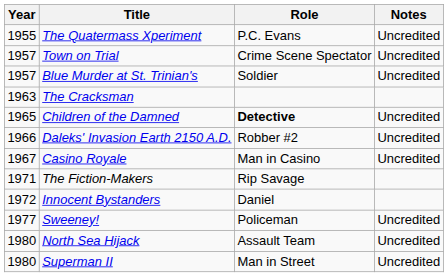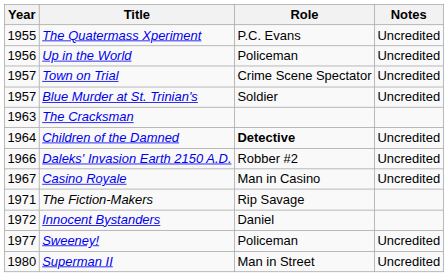+ row: (87, 55)
(22, 117) 1965 -> (22, 138) 1964
- row: (91, 240)
